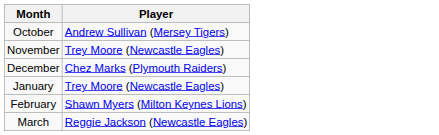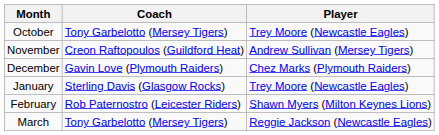+ column: (154, 14)
(147, 32) Andrew Sullivan (Mersey Tigers) -> (329, 32) Trey Moore (Newcastle Eagles)
(144, 50) Trey Moore (Newcastle Eagles) -> (331, 50) Andrew Sullivan (Mersey Tigers)
